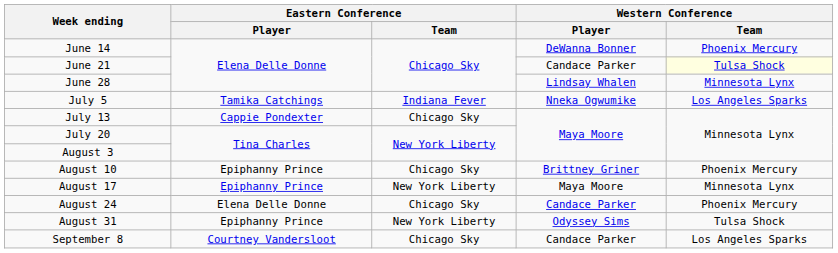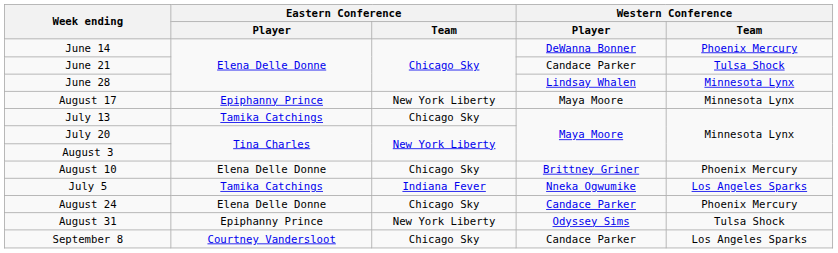(749, 65) lightyellow background -> (749, 65) no background
rows swapped: (88, 100) <-> (88, 187)
(272, 117) Cappie Pondexter -> (272, 117) Tamika Catchings
(272, 169) Epiphanny Prince -> (272, 169) Elena Delle Donne
